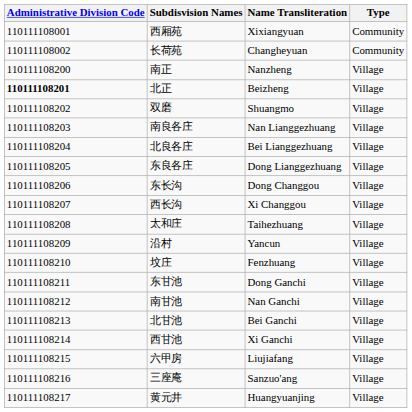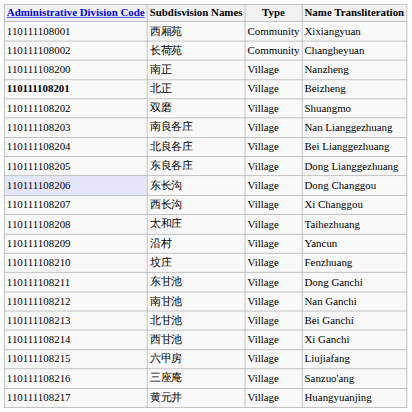columns swapped: (297, 13) <-> (378, 13)
(39, 185) no background -> (39, 185) lavender background
